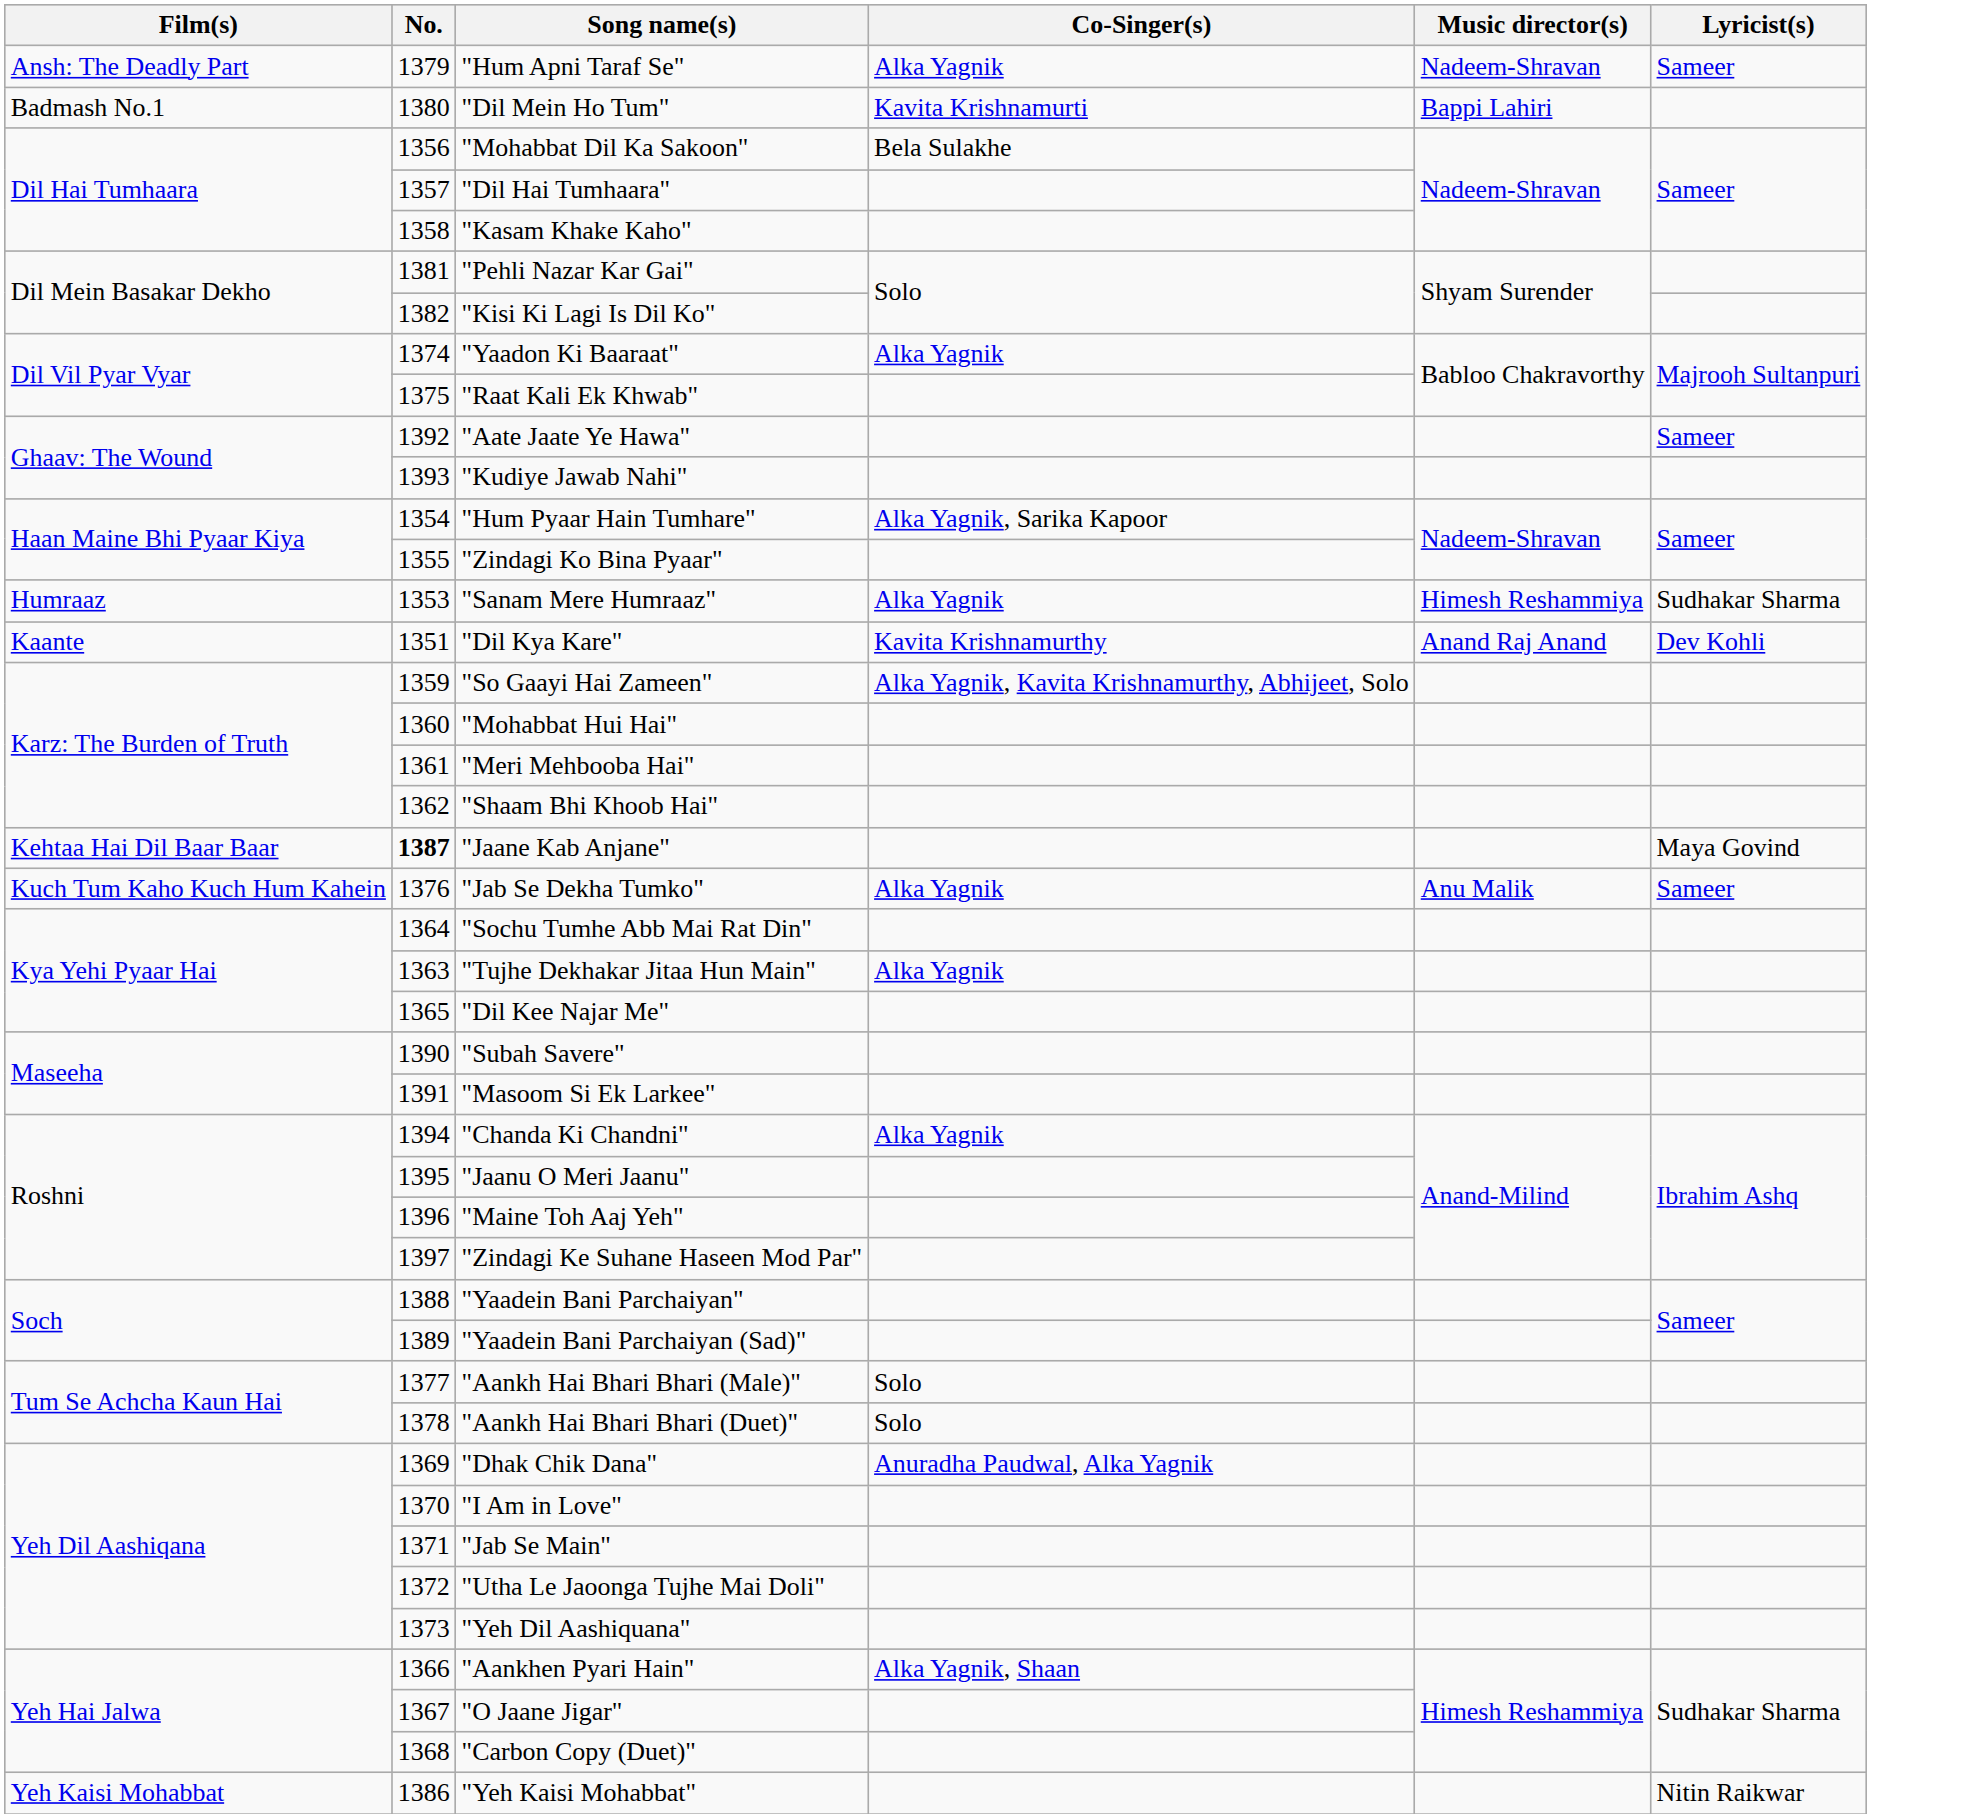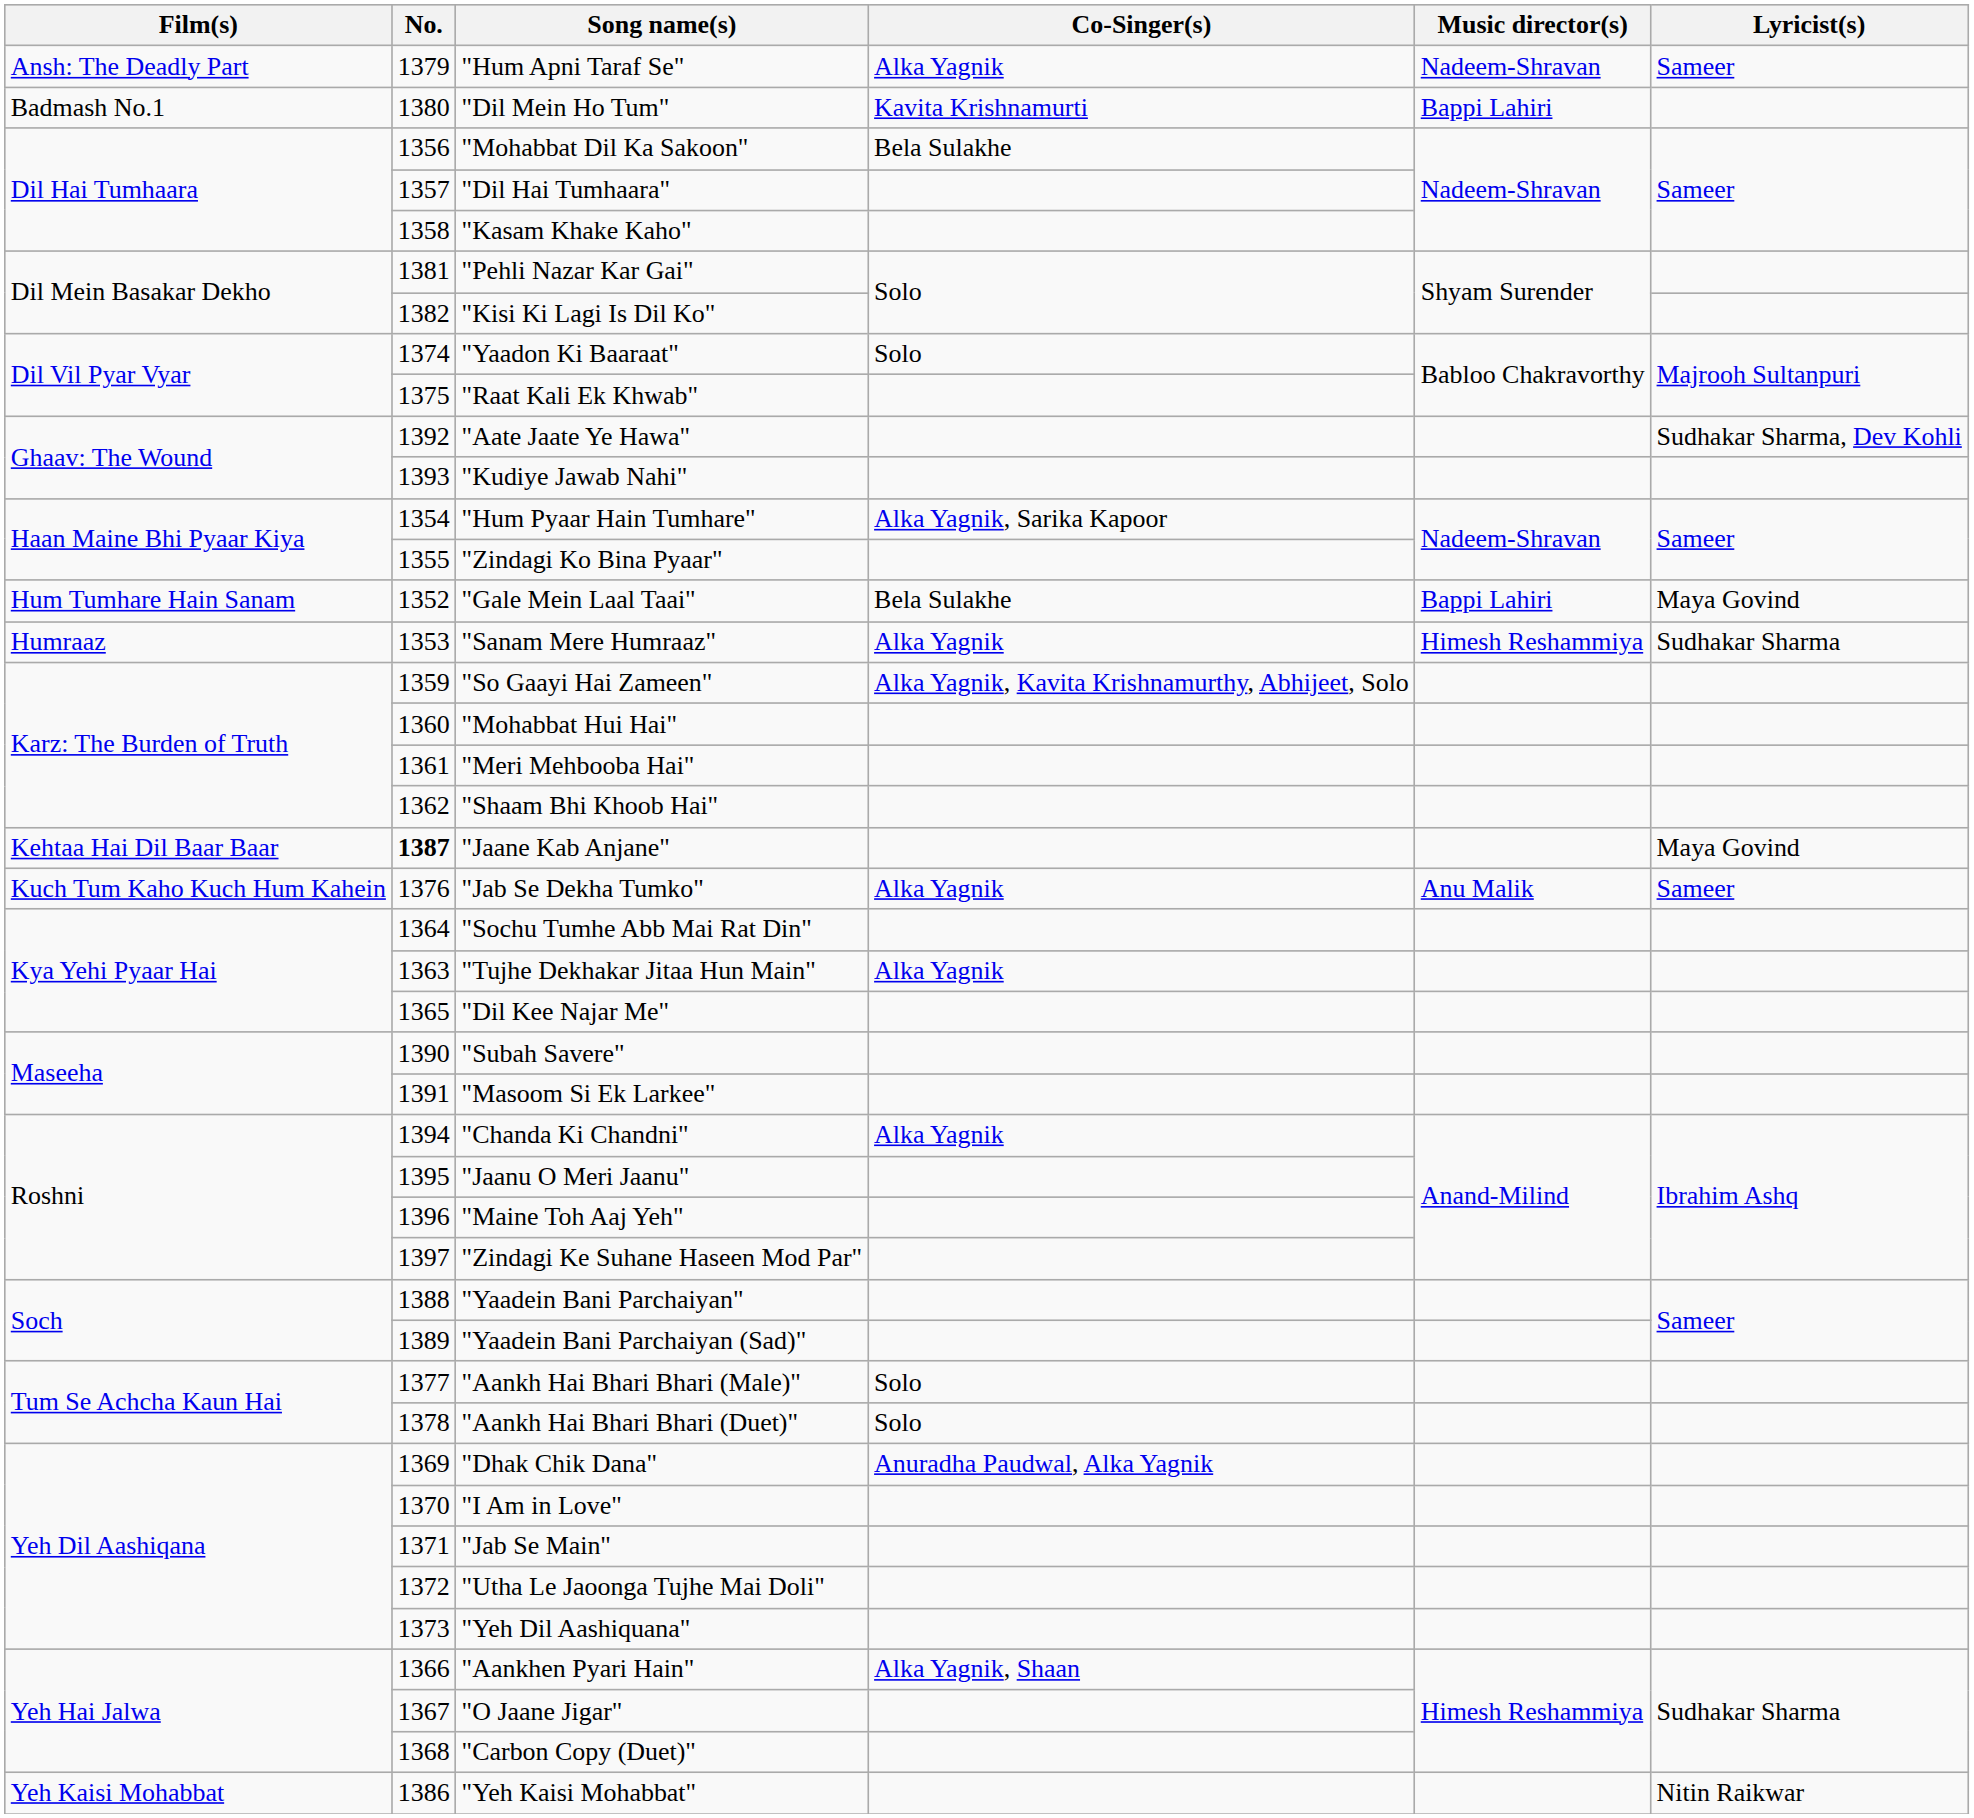(939, 353) Alka Yagnik -> (898, 353) Solo
(1695, 436) Sameer -> (1809, 436) Sudhakar Sharma, Dev Kohli
+ row: (579, 600)
- row: (542, 641)
